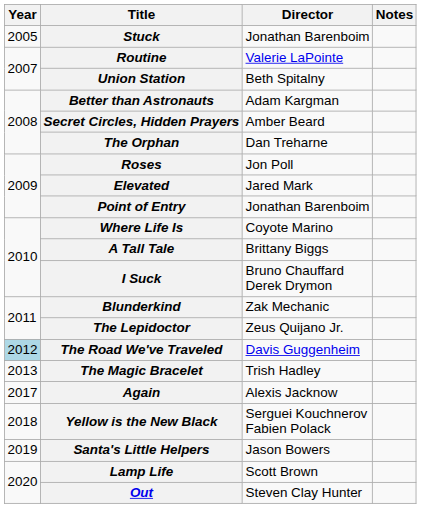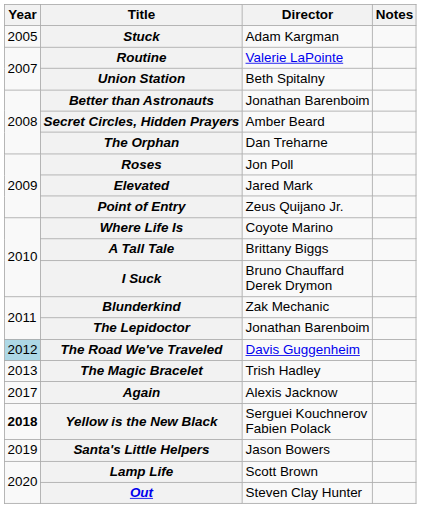(308, 36) Jonathan Barenboim -> (292, 36) Adam Kargman
(292, 100) Adam Kargman -> (308, 100) Jonathan Barenboim
(308, 206) Jonathan Barenboim -> (294, 206) Zeus Quijano Jr.
(294, 328) Zeus Quijano Jr. -> (308, 328) Jonathan Barenboim
(22, 421) normal -> (22, 421) bold
